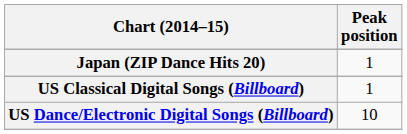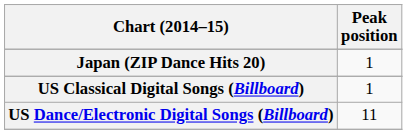(369, 115) 10 -> (369, 115) 11
